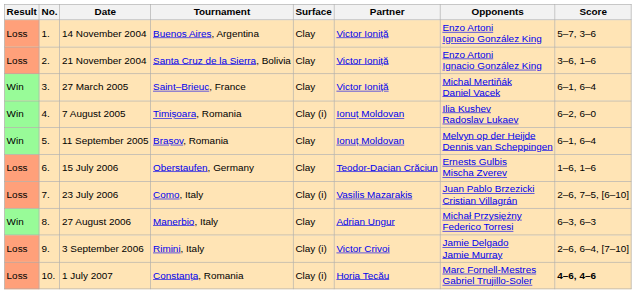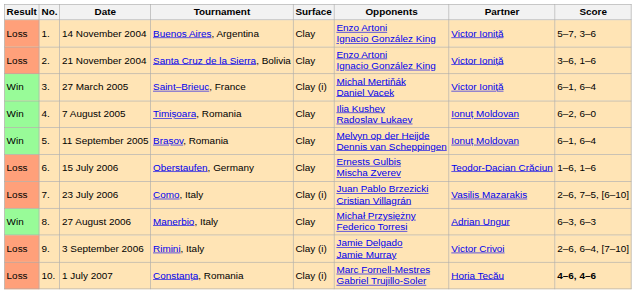columns swapped: (387, 12) <-> (498, 12)
(305, 87) Clay -> (311, 87) Clay (i)
(311, 114) Clay (i) -> (305, 114) Clay
